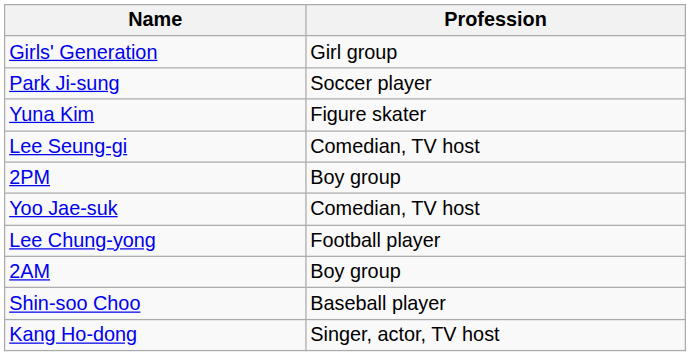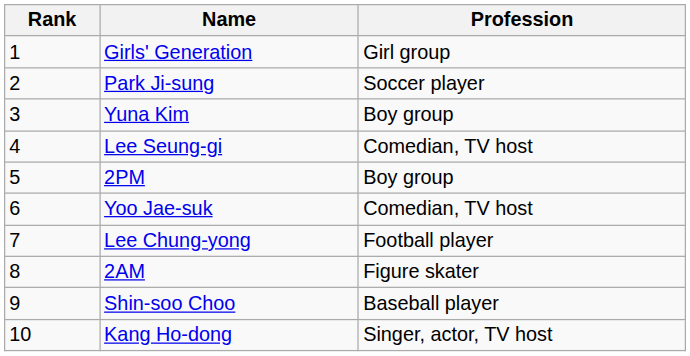+ column: (52, 20)
(368, 114) Figure skater -> (408, 114) Boy group
(355, 271) Boy group -> (421, 271) Figure skater
